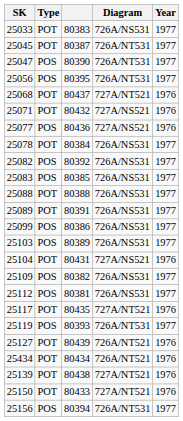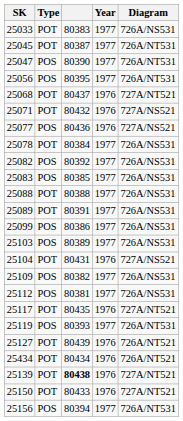columns swapped: (166, 12) <-> (123, 12)
(77, 375) normal -> (77, 375) bold
